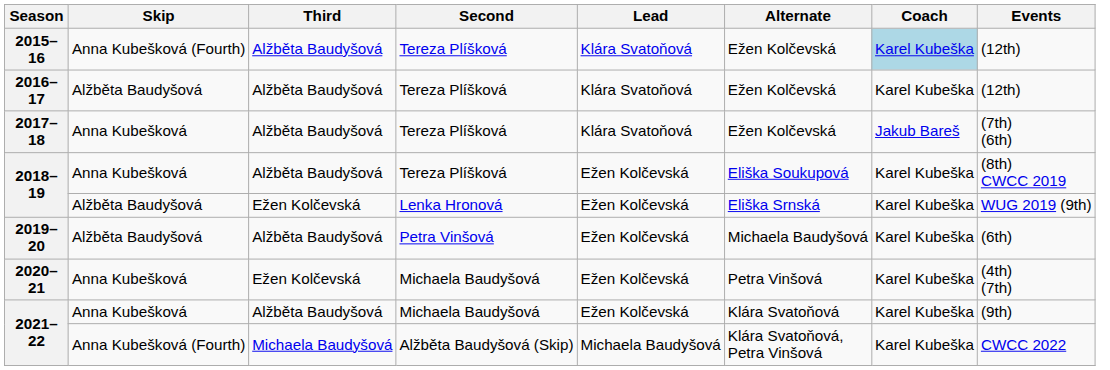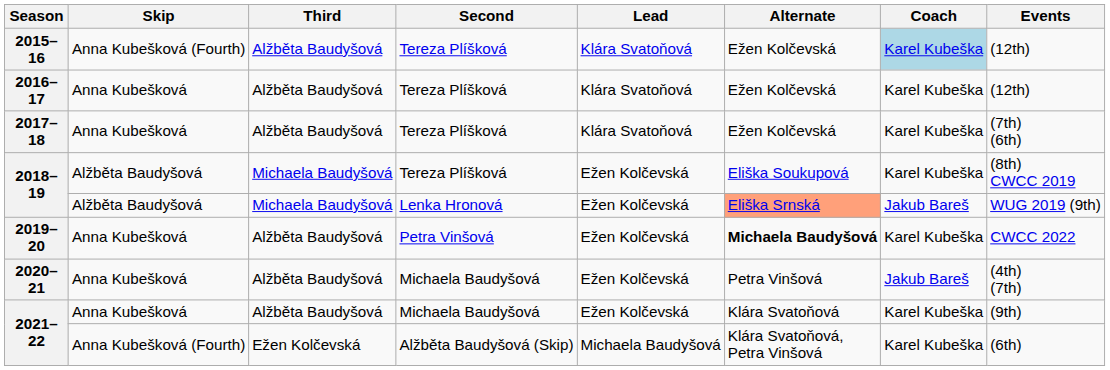(137, 90) Alžběta Baudyšová -> (129, 90) Anna Kubešková
(917, 131) Jakub Bareš -> (934, 131) Karel Kubeška
(129, 172) Anna Kubešková -> (137, 172) Alžběta Baudyšová
(317, 172) Alžběta Baudyšová -> (322, 172) Michaela Baudyšová
(306, 205) Ežen Kolčevská -> (322, 205) Michaela Baudyšová
(774, 205) no background -> (774, 205) lightsalmon background
(924, 205) Karel Kubeška -> (927, 205) Jakub Bareš
(137, 238) Alžběta Baudyšová -> (129, 238) Anna Kubešková
(798, 238) normal -> (803, 238) bold
(997, 238) (6th) -> (1033, 238) CWCC 2022
(306, 279) Ežen Kolčevská -> (317, 279) Alžběta Baudyšová
(924, 279) Karel Kubeška -> (927, 279) Jakub Bareš
(322, 344) Michaela Baudyšová -> (306, 344) Ežen Kolčevská
(1024, 344) CWCC 2022 -> (1006, 344) (6th)
